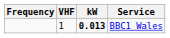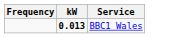- column: (67, 12)
